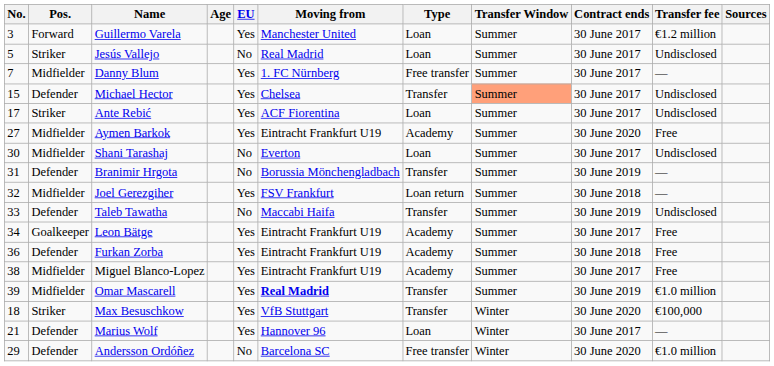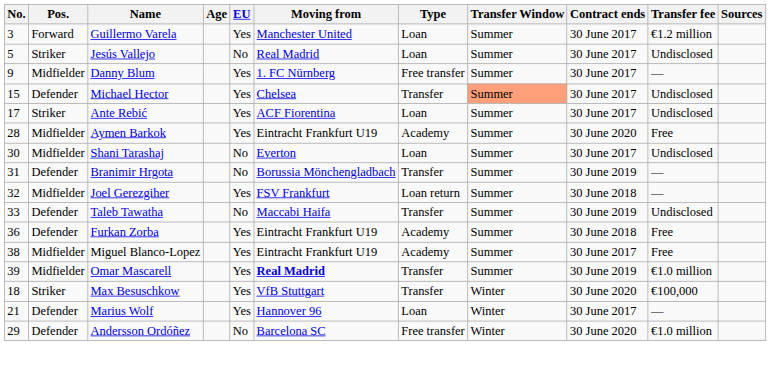(10, 73) 7 -> (10, 73) 9
(14, 133) 27 -> (14, 133) 28
- row: (124, 232)
